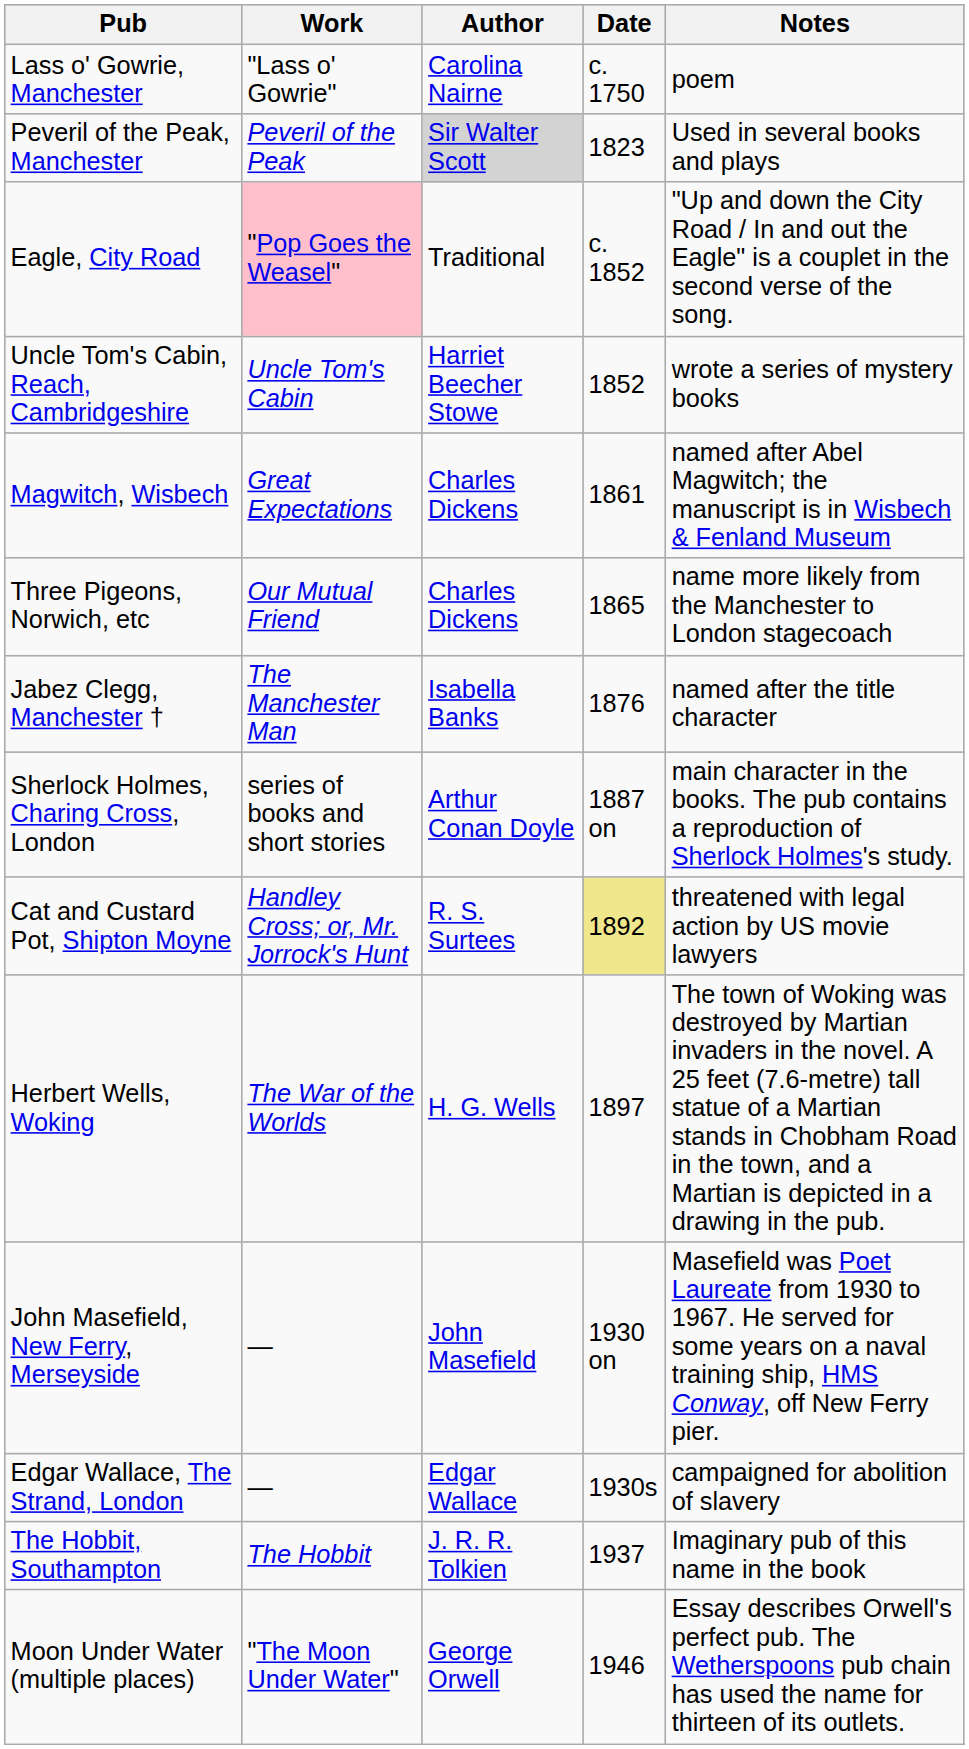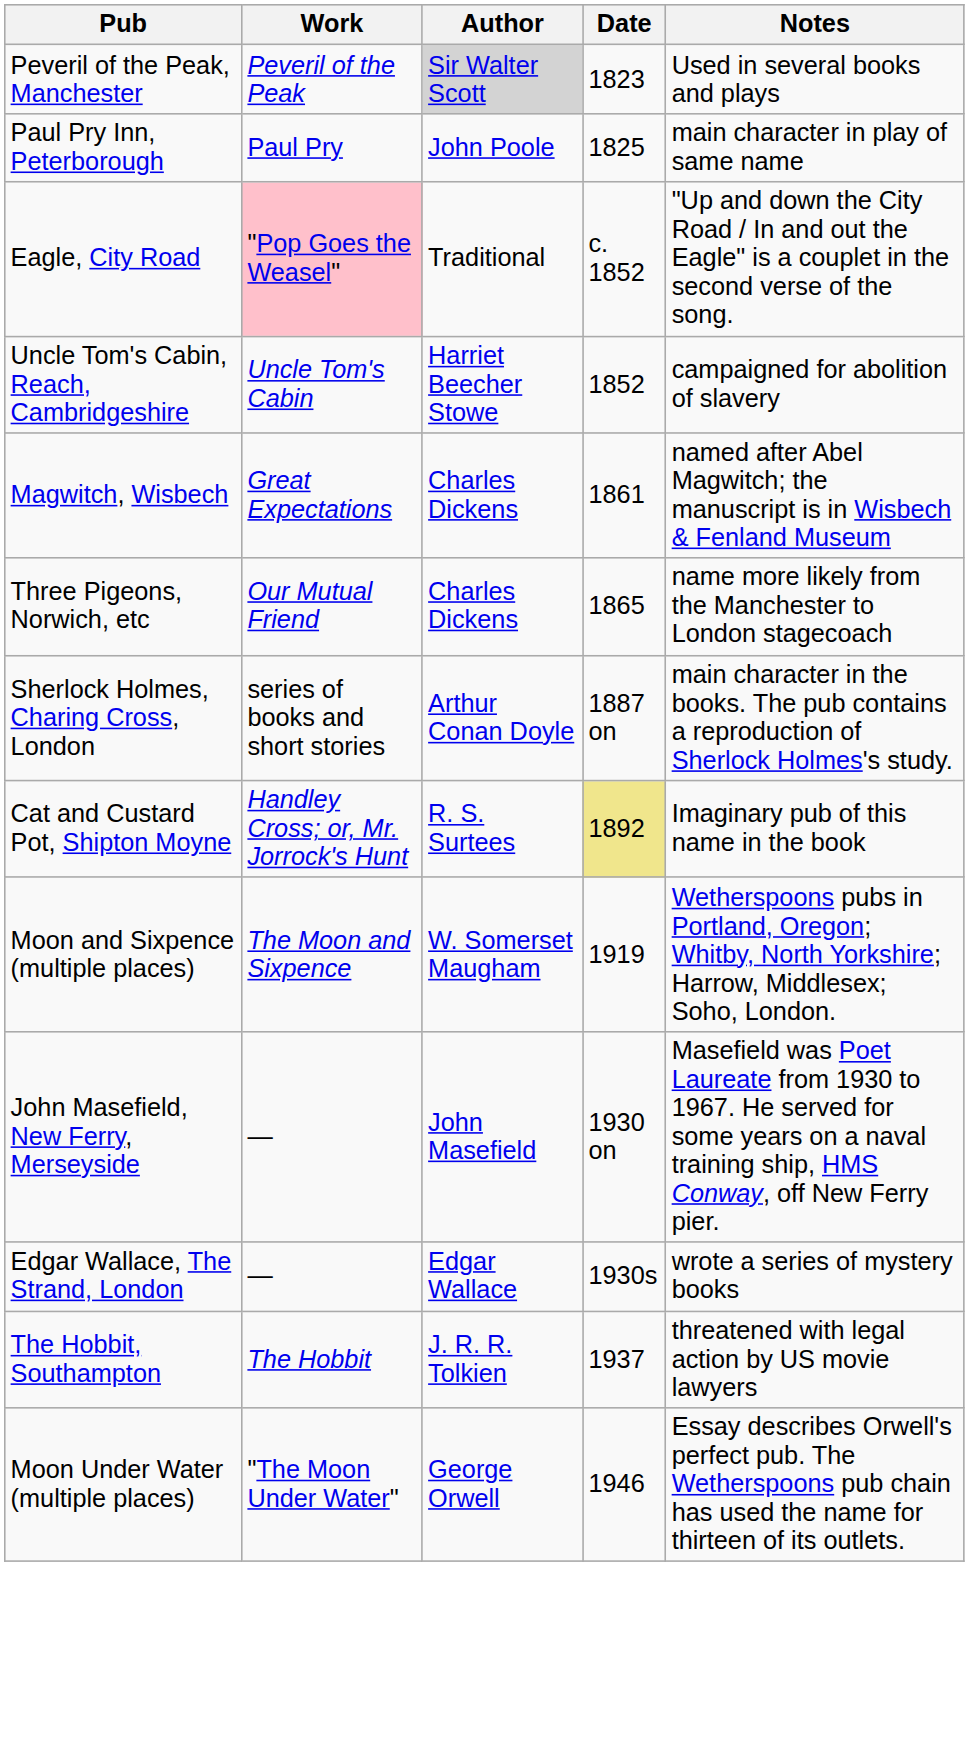- row: (97, 78)
+ row: (87, 147)
(812, 383) wrote a series of mystery books -> (809, 383) campaigned for abolition of slavery
- row: (87, 703)
(788, 925) threatened with legal action by US movie lawyers -> (789, 828) Imaginary pub of this name in the book
- row: (90, 1108)
+ row: (122, 954)
(809, 1486) campaigned for abolition of slavery -> (812, 1276) wrote a series of mystery books
(789, 1555) Imaginary pub of this name in the book -> (788, 1358) threatened with legal action by US movie lawyers
